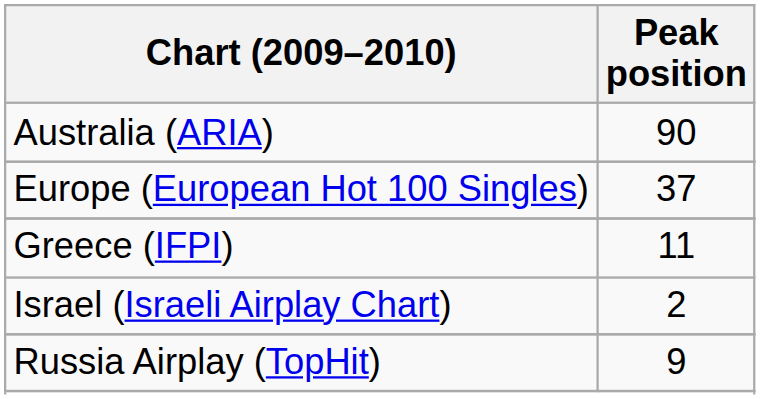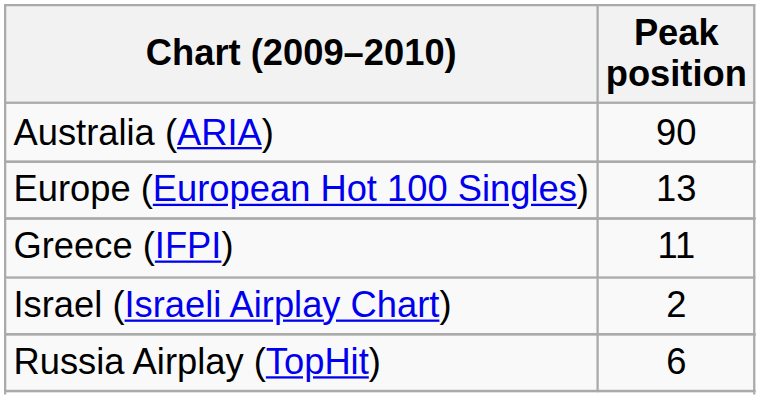(676, 189) 37 -> (676, 189) 13
(676, 362) 9 -> (676, 362) 6
